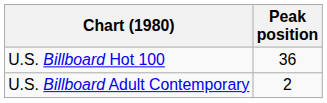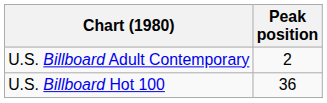rows swapped: (87, 60) <-> (129, 85)
